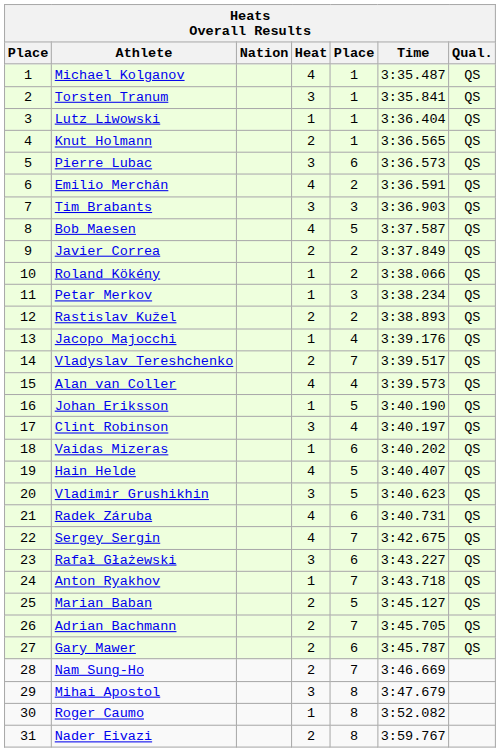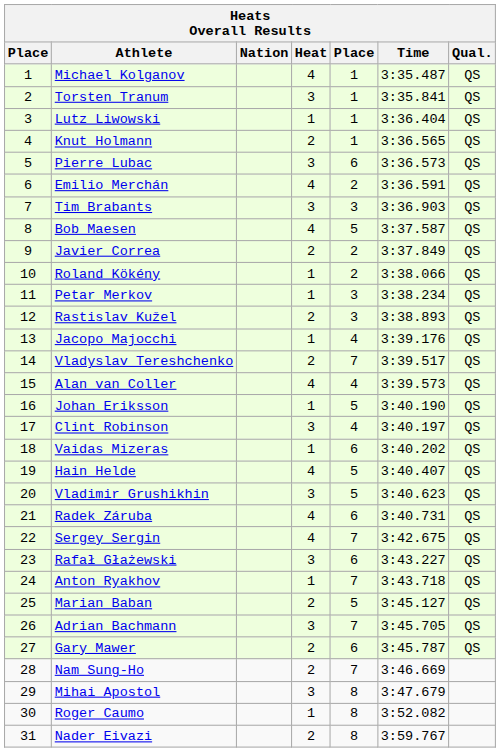(354, 318) 2 -> (354, 318) 3
(311, 626) 2 -> (311, 626) 3
